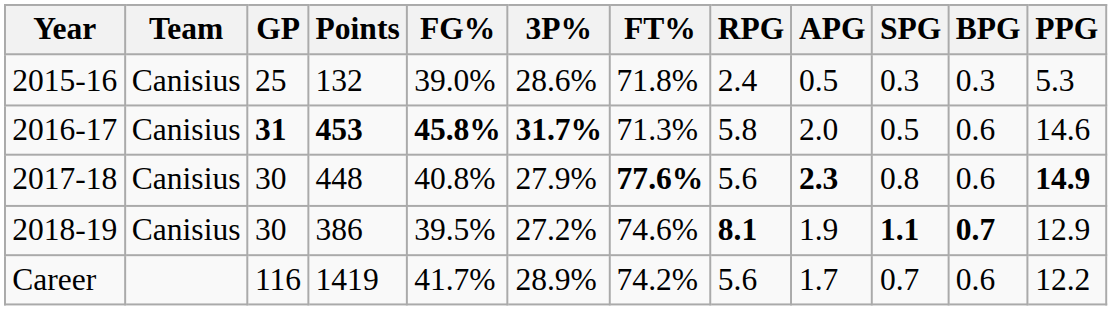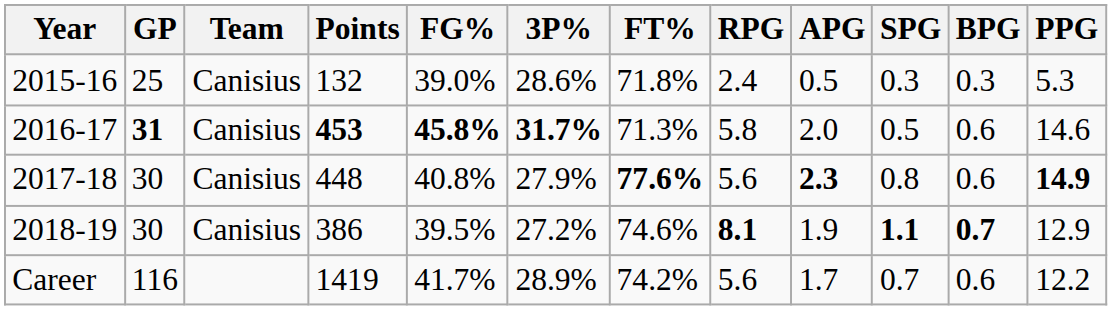columns swapped: (186, 29) <-> (278, 29)
